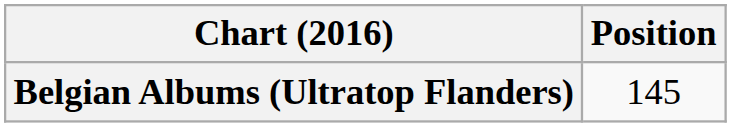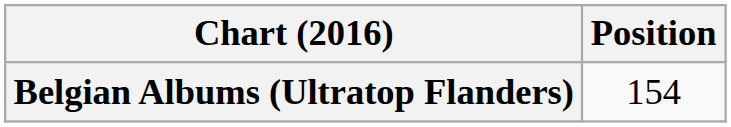(654, 91) 145 -> (654, 91) 154
